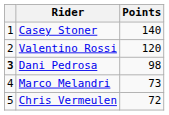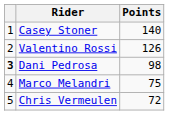(152, 49) 120 -> (152, 49) 126
(155, 84) 73 -> (155, 84) 75
